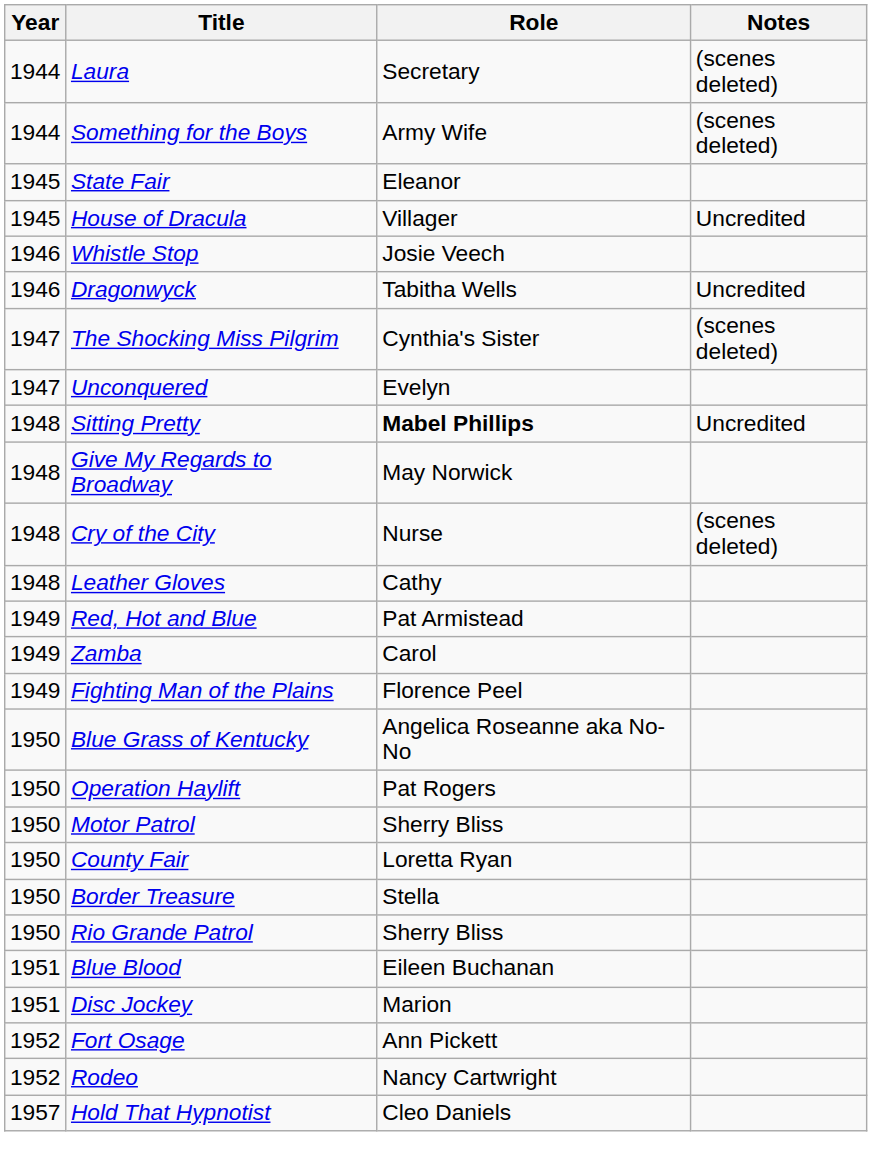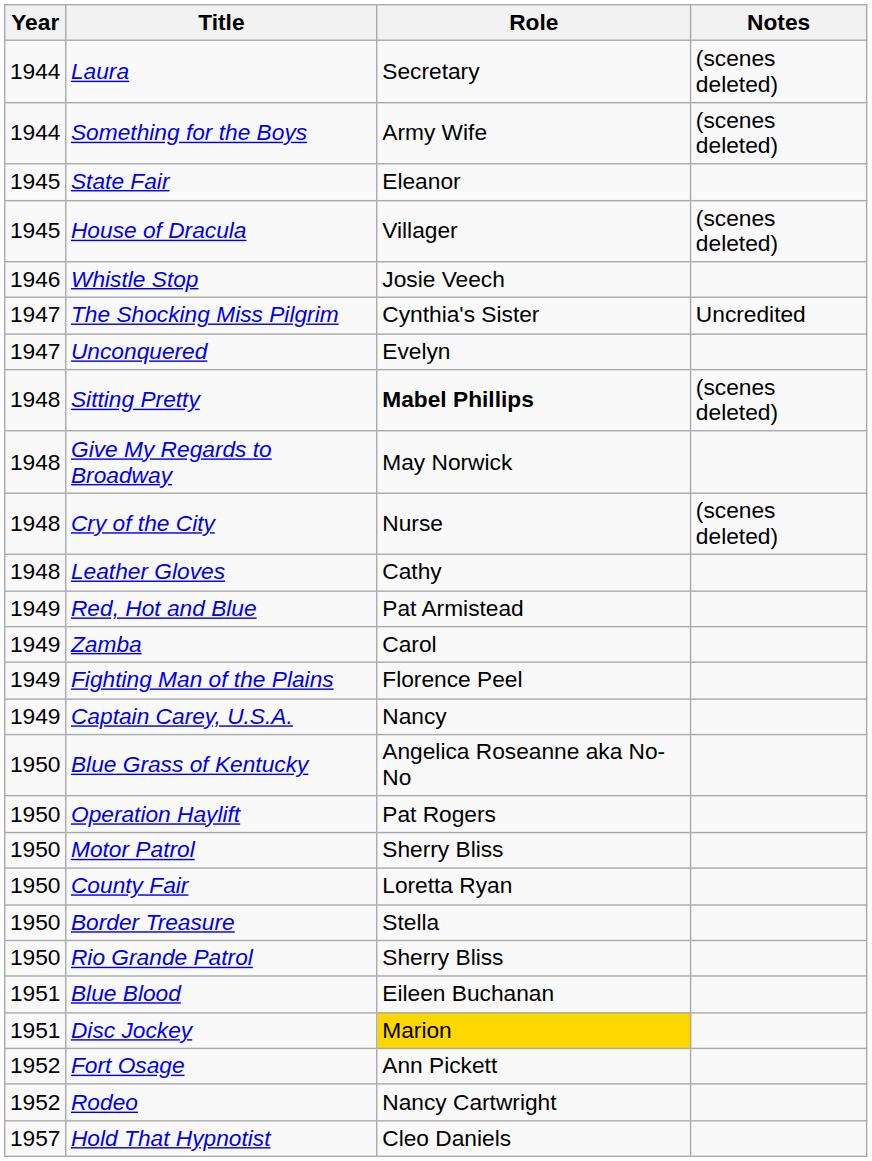(751, 217) Uncredited -> (737, 230) (scenes deleted)
- row: (133, 289)
(737, 338) (scenes deleted) -> (751, 315) Uncredited
(751, 423) Uncredited -> (737, 400) (scenes deleted)
+ row: (182, 716)
(417, 1004) no background -> (417, 1030) gold background
